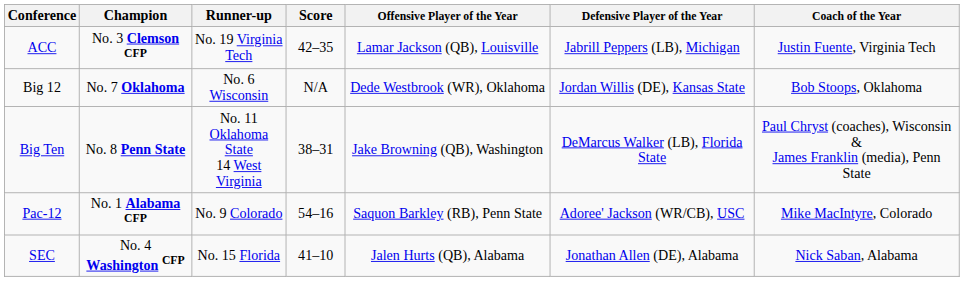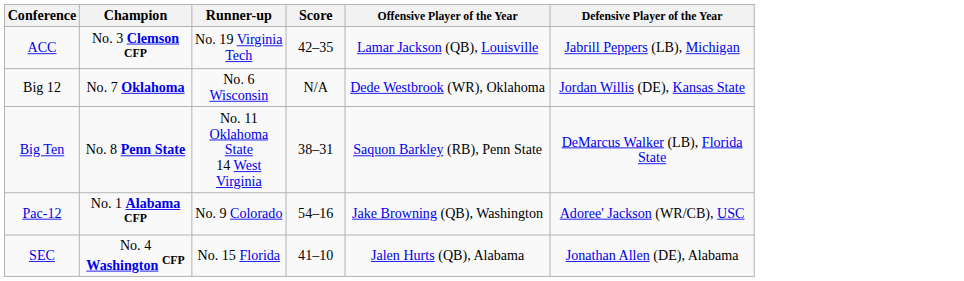- column: (857, 16)
(448, 149) Jake Browning (QB), Washington -> (448, 149) Saquon Barkley (RB), Penn State
(448, 213) Saquon Barkley (RB), Penn State -> (448, 213) Jake Browning (QB), Washington
